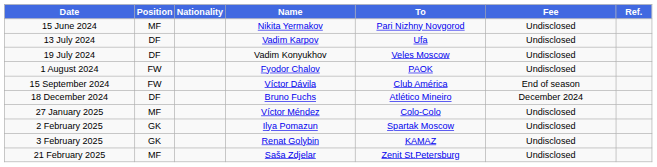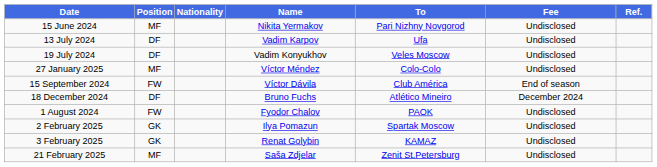rows swapped: (69, 69) <-> (69, 112)
